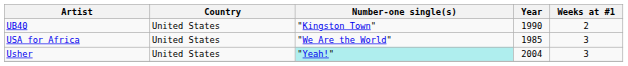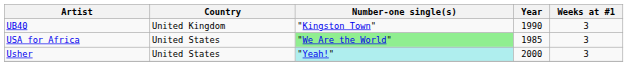(186, 26) United States -> (189, 26) United Kingdom
(586, 26) 2 -> (586, 26) 3
(345, 40) no background -> (345, 40) lightgreen background
(532, 54) 2004 -> (532, 54) 2000
